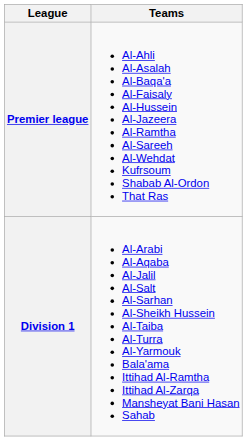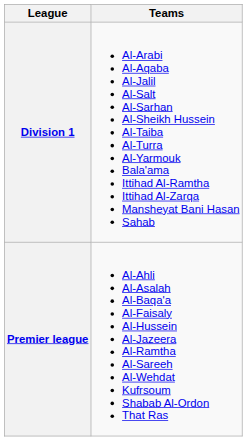rows swapped: (48, 119) <-> (48, 326)
